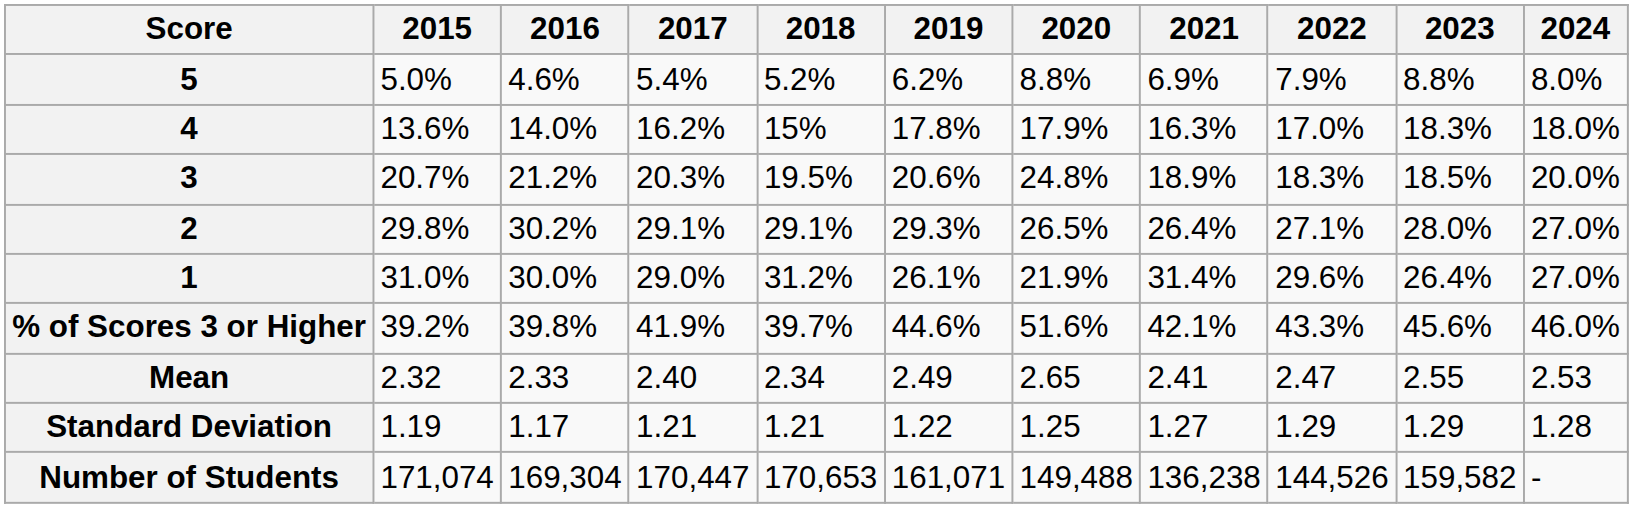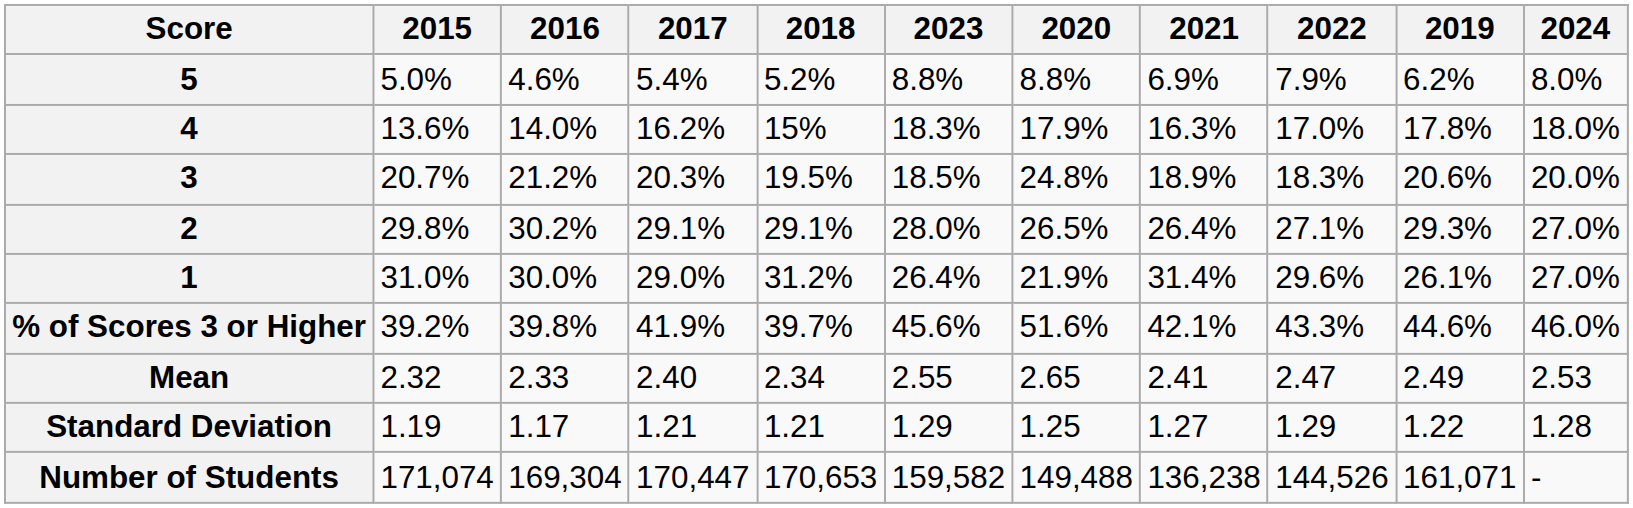columns swapped: (948, 29) <-> (1460, 29)
